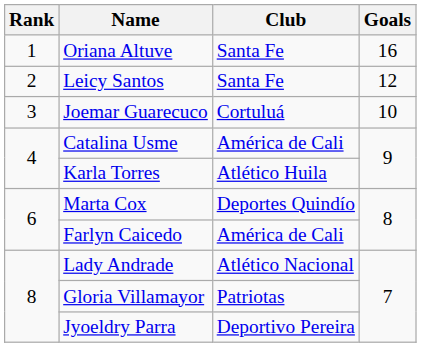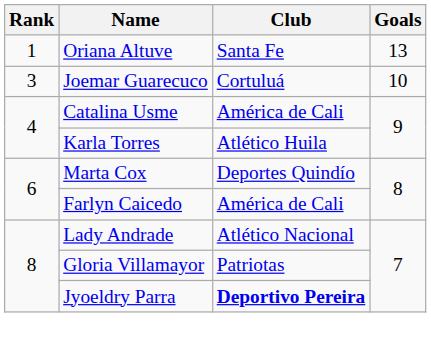(387, 50) 16 -> (398, 50) 13
- row: (113, 81)
(286, 326) normal -> (291, 296) bold
